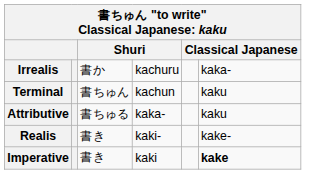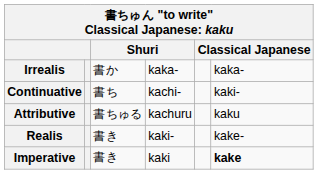(157, 70) kachuru -> (163, 70) kaka-
+ row: (45, 92)
- row: (38, 92)
(150, 114) kaka- -> (170, 114) kachuru
